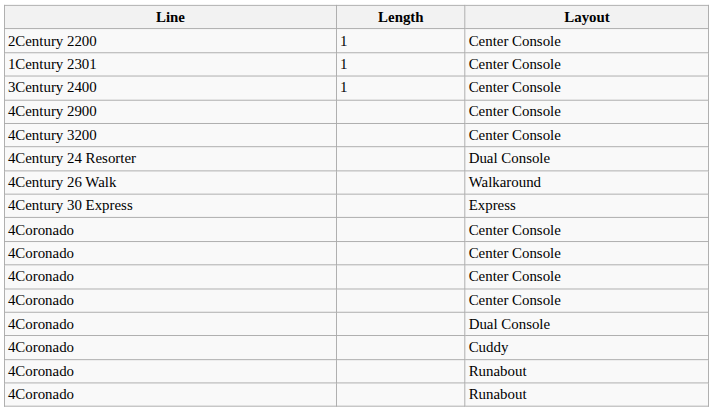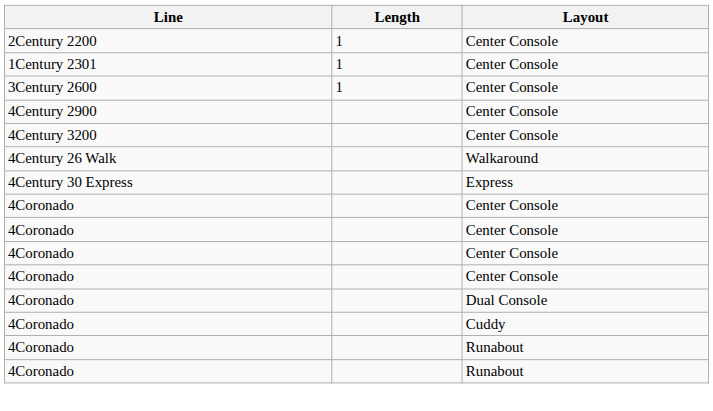- row: (52, 87)
+ row: (52, 87)
- row: (72, 158)
